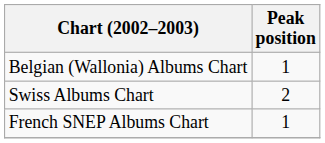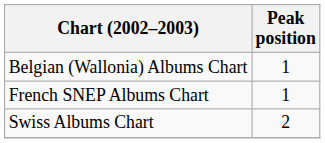rows swapped: (109, 123) <-> (81, 94)
